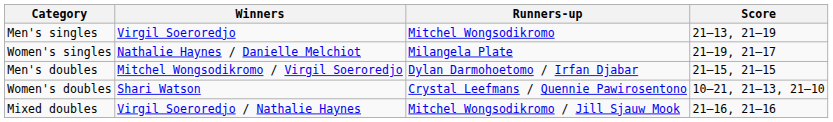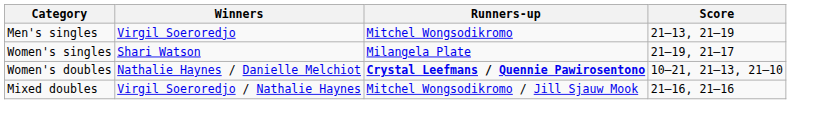(239, 52) Nathalie Haynes / Danielle Melchiot -> (159, 52) Shari Watson
- row: (52, 70)
(159, 89) Shari Watson -> (239, 70) Nathalie Haynes / Danielle Melchiot
(548, 89) normal -> (506, 70) bold
